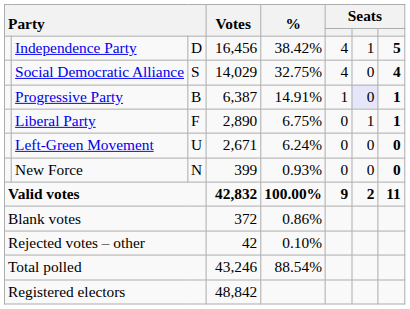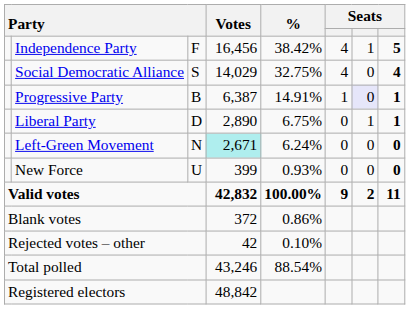(197, 48) D -> (195, 48) F
(195, 121) F -> (197, 121) D
(197, 145) U -> (197, 145) N
(240, 145) no background -> (240, 145) paleturquoise background
(197, 169) N -> (197, 169) U
